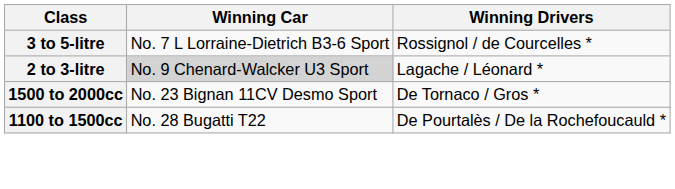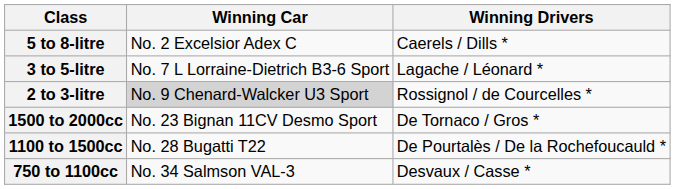+ row: (66, 43)
(494, 43) Rossignol / de Courcelles * -> (470, 69) Lagache / Léonard *
(470, 69) Lagache / Léonard * -> (494, 95) Rossignol / de Courcelles *
+ row: (66, 172)
